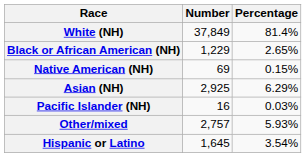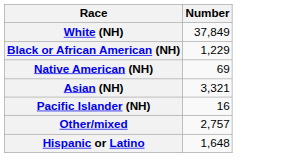- column: (267, 13)
(215, 87) 2,925 -> (215, 87) 3,321
(215, 143) 1,645 -> (215, 143) 1,648
